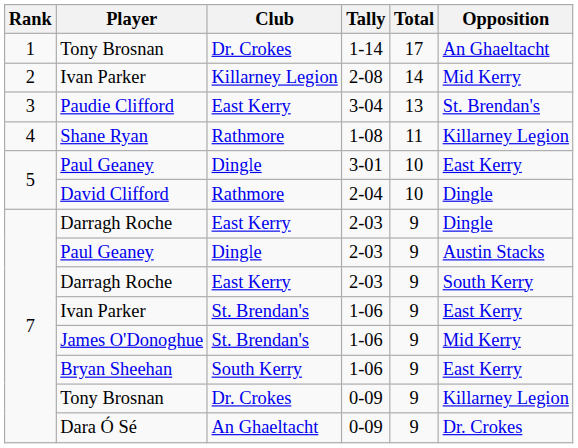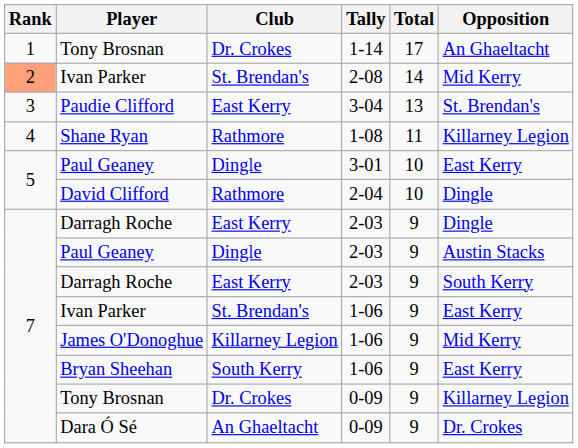(30, 77) no background -> (30, 77) lightsalmon background
(275, 77) Killarney Legion -> (260, 77) St. Brendan's
(260, 340) St. Brendan's -> (275, 340) Killarney Legion
